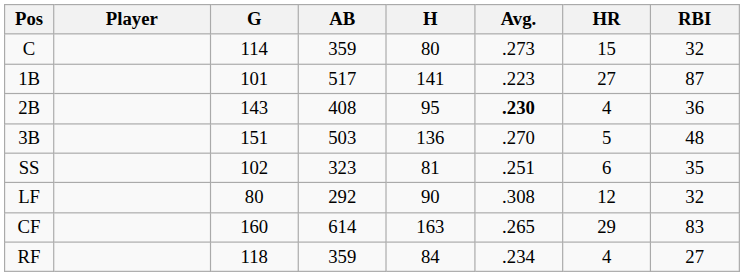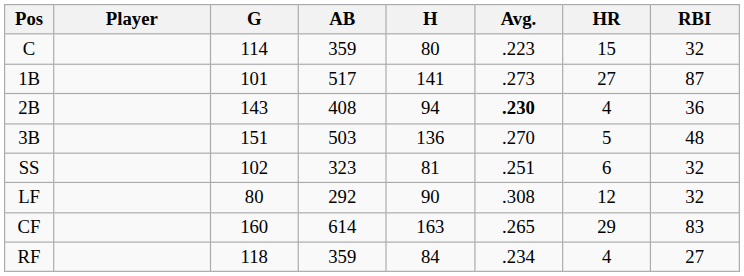(518, 49) .273 -> (518, 49) .223
(518, 78) .223 -> (518, 78) .273
(430, 108) 95 -> (430, 108) 94
(695, 167) 35 -> (695, 167) 32
